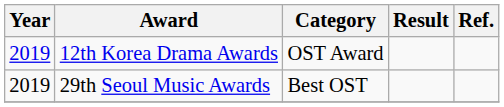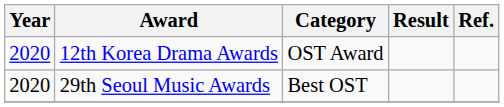(30, 53) 2019 -> (30, 53) 2020
(30, 85) 2019 -> (30, 85) 2020
